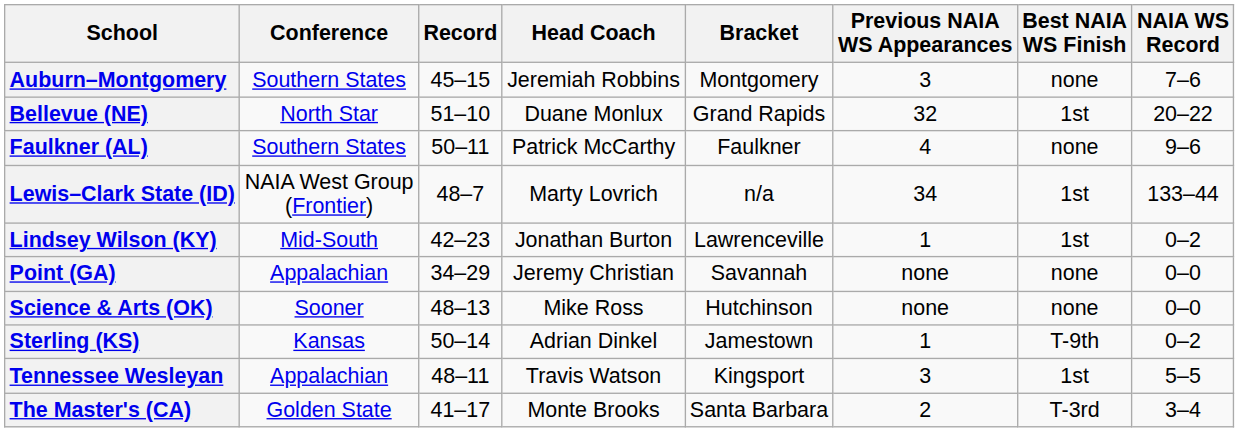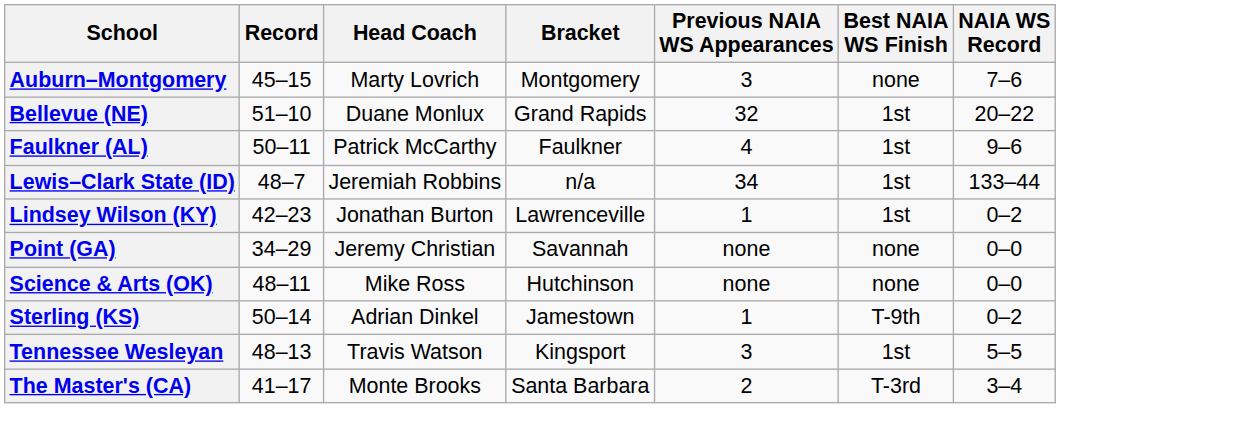- column: (329, 33)
(594, 79) Jeremiah Robbins -> (415, 79) Marty Lovrich
(1075, 147) none -> (896, 147) 1st
(594, 193) Marty Lovrich -> (415, 181) Jeremiah Robbins
(460, 307) 48–13 -> (282, 283) 48–11
(460, 375) 48–11 -> (282, 351) 48–13
